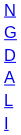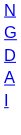- row: (9, 100)
